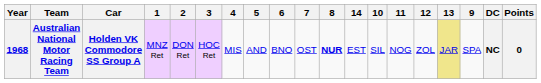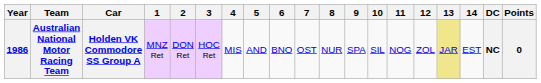columns swapped: (472, 12) <-> (356, 12)
(17, 49) 1968 -> (17, 49) 1986
(332, 49) bold -> (332, 49) normal
